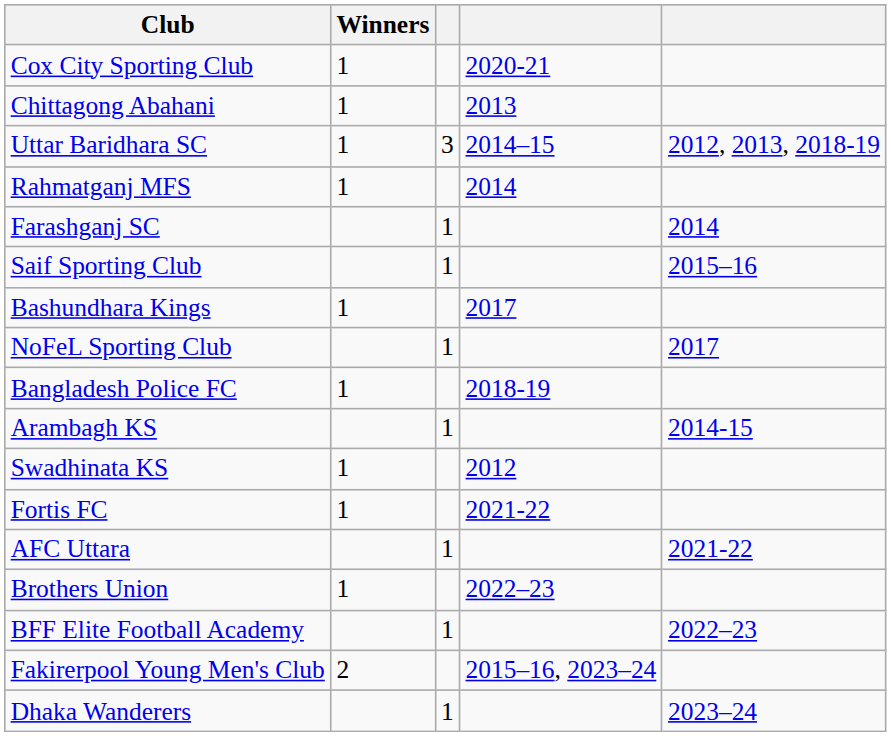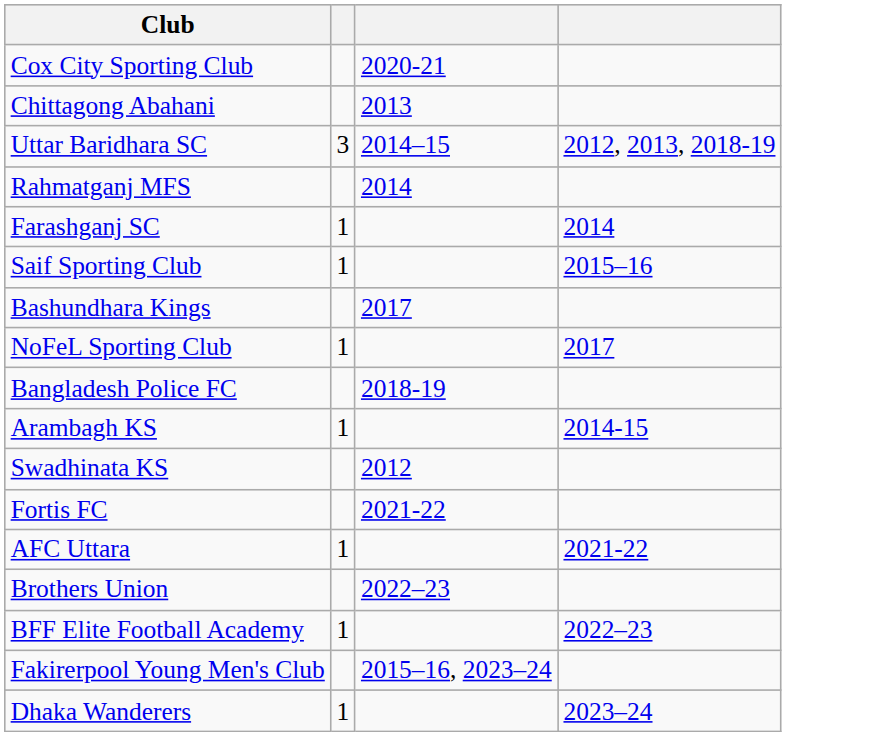- column: (383, 24)
